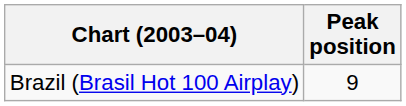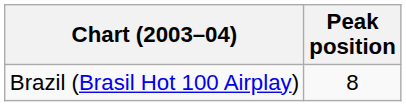(353, 82) 9 -> (353, 82) 8
